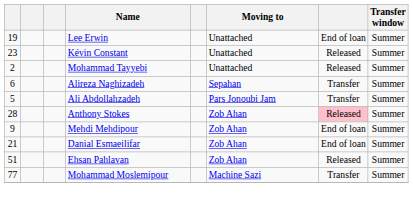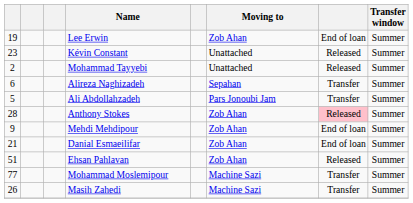(230, 38) Unattached -> (228, 38) Zob Ahan
+ row: (94, 190)
